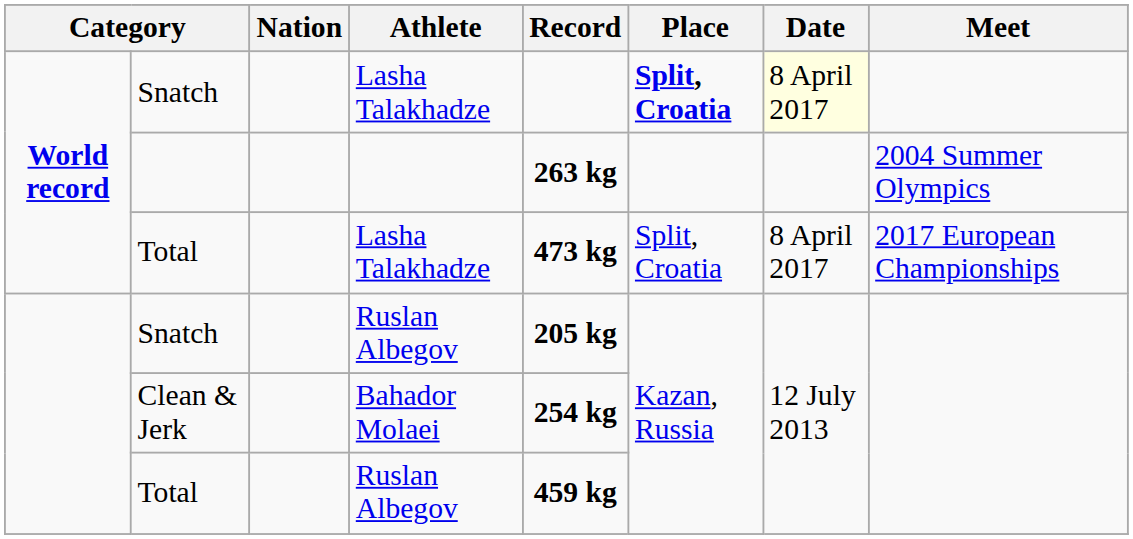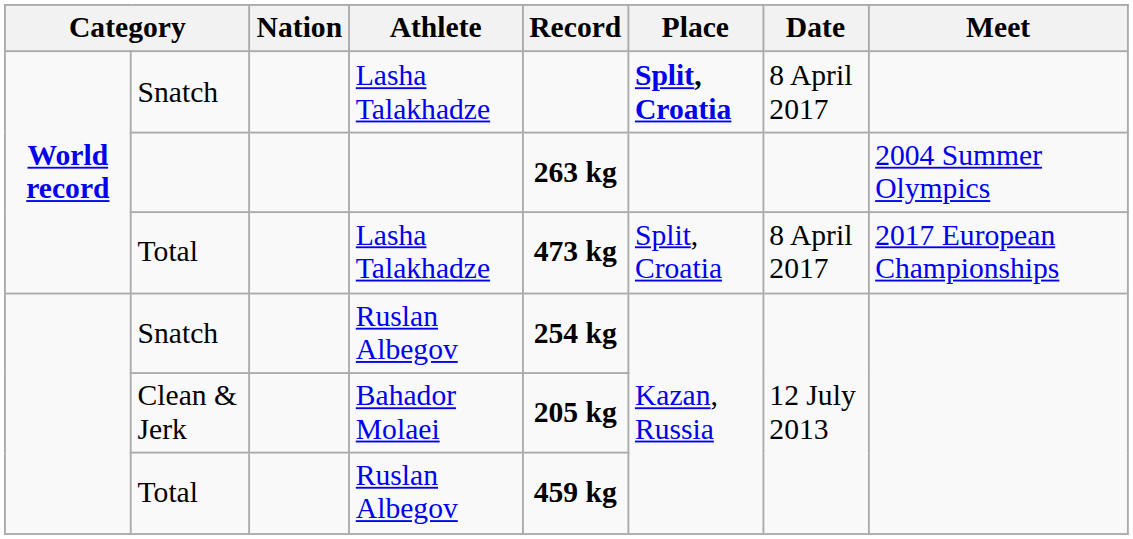(811, 91) lightyellow background -> (811, 91) no background
(575, 332) 205 kg -> (575, 332) 254 kg
(575, 412) 254 kg -> (575, 412) 205 kg
